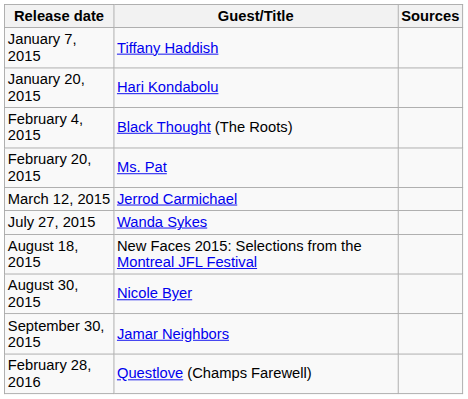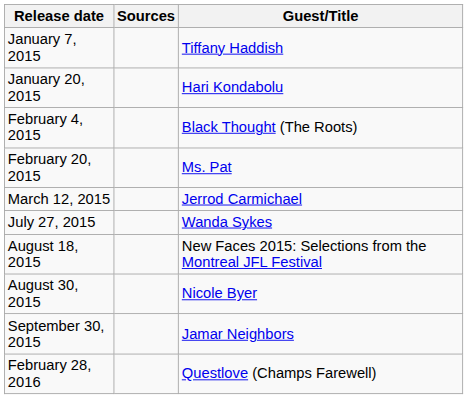columns swapped: (256, 16) <-> (430, 16)
